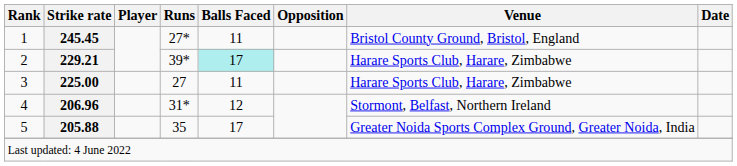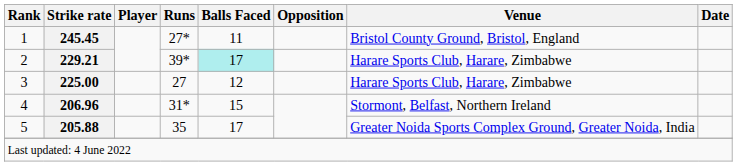(236, 82) 11 -> (236, 82) 12
(236, 104) 12 -> (236, 104) 15
